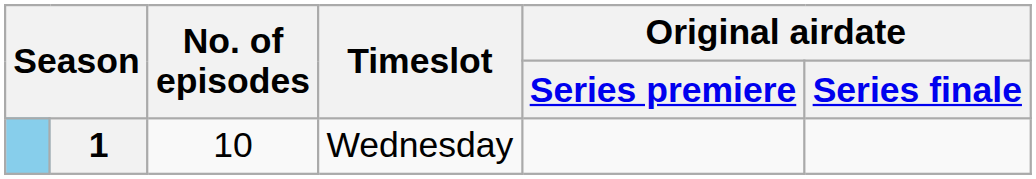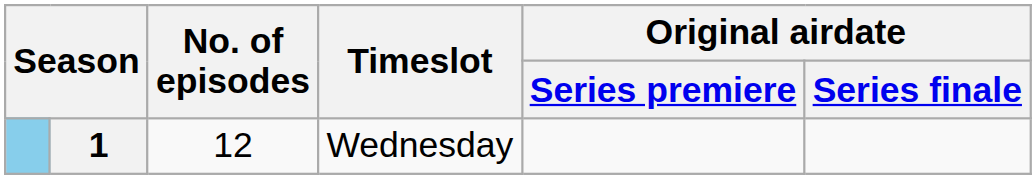(233, 145) 10 -> (233, 145) 12
